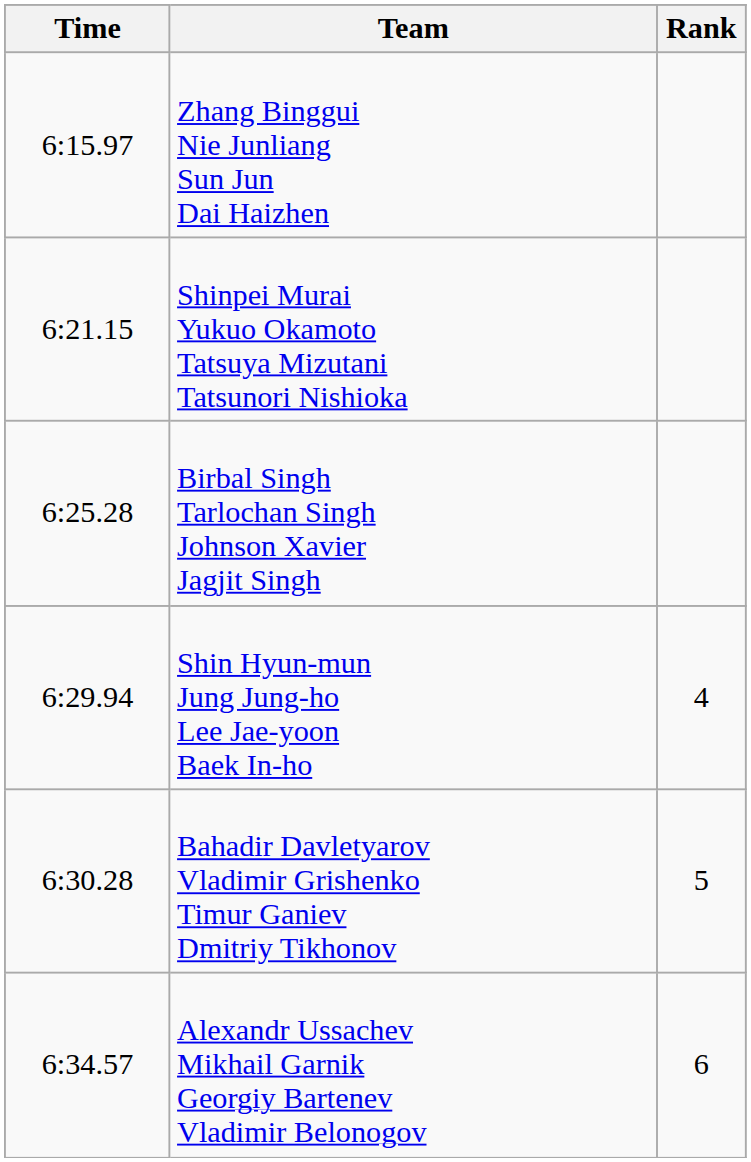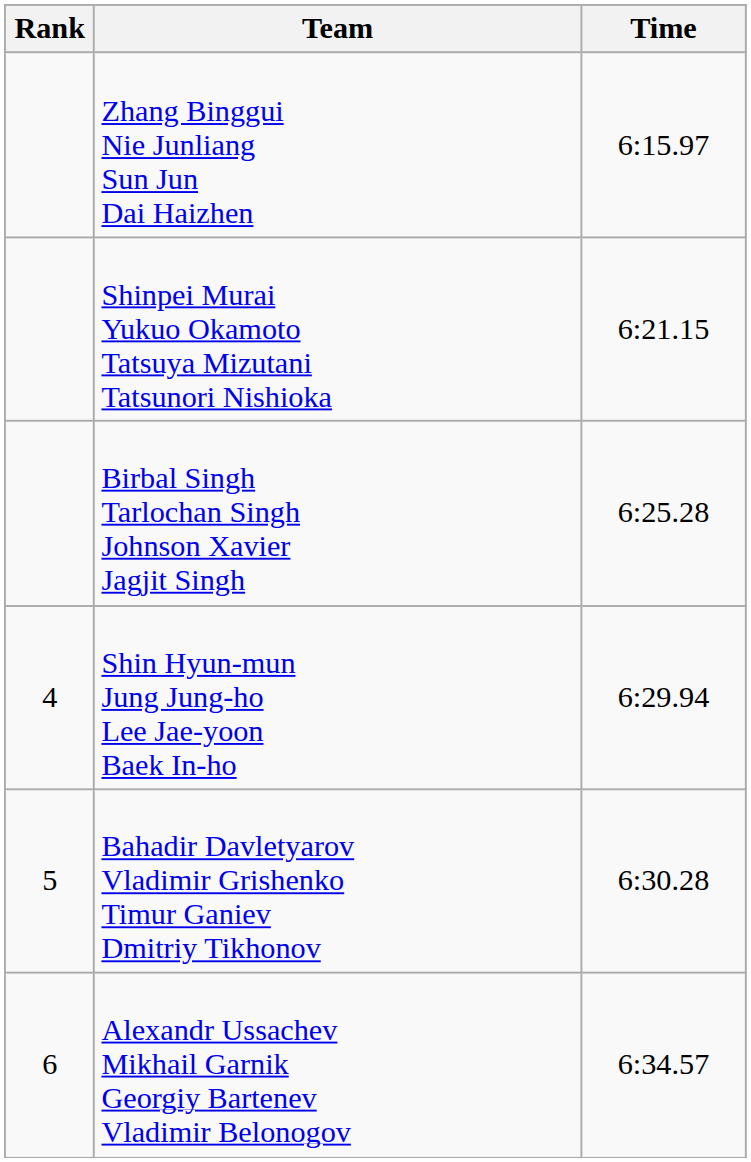columns swapped: (701, 28) <-> (87, 28)
